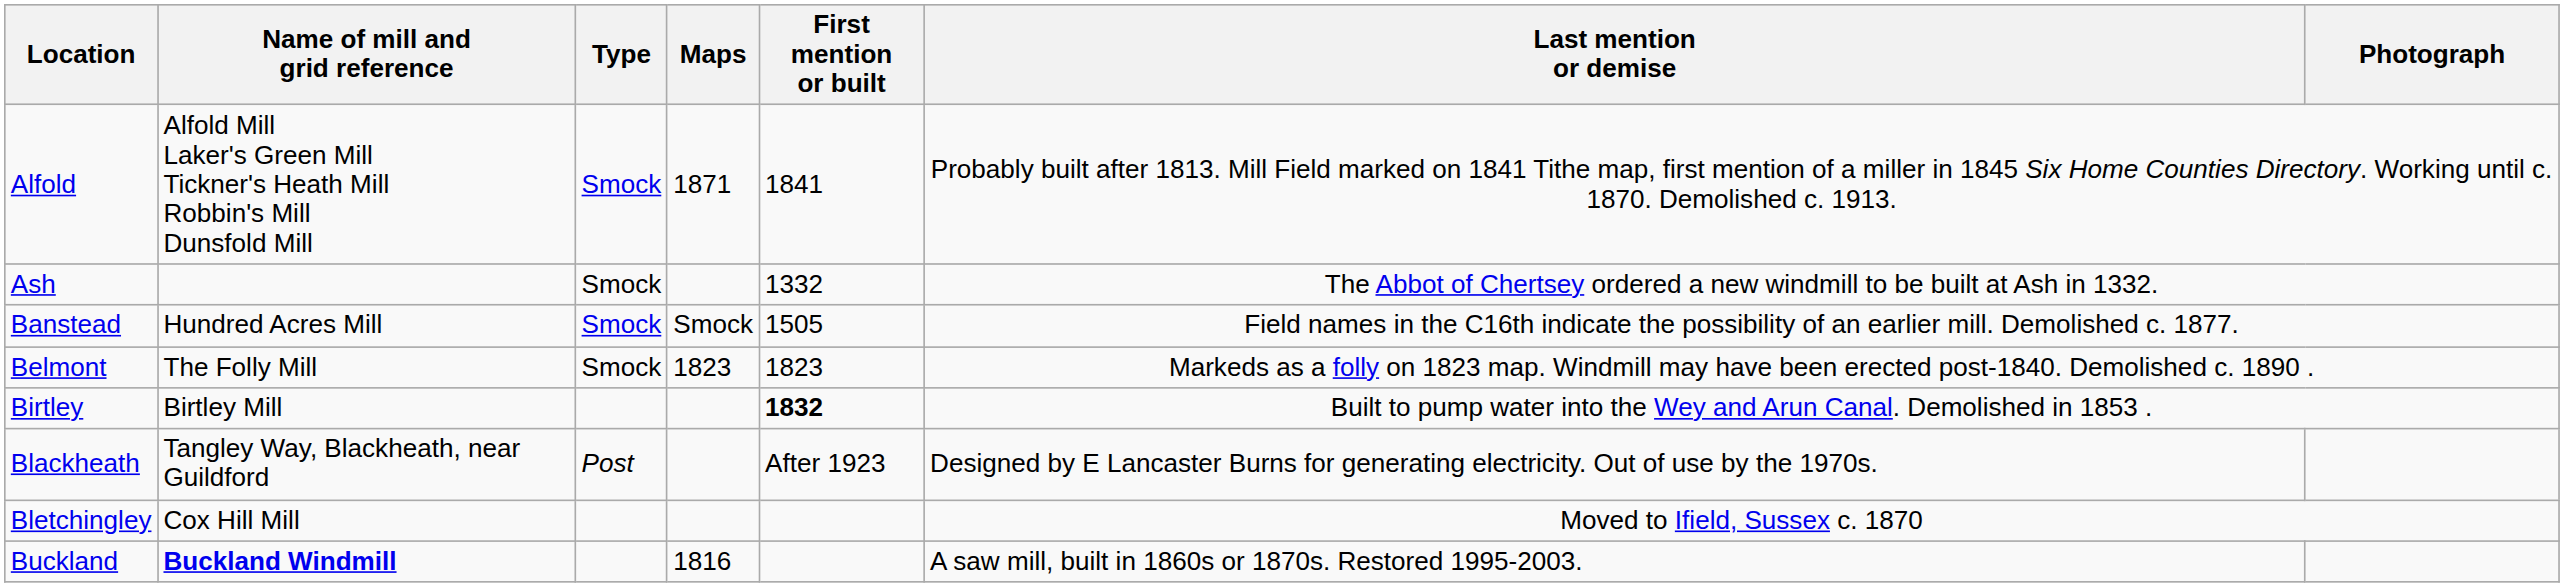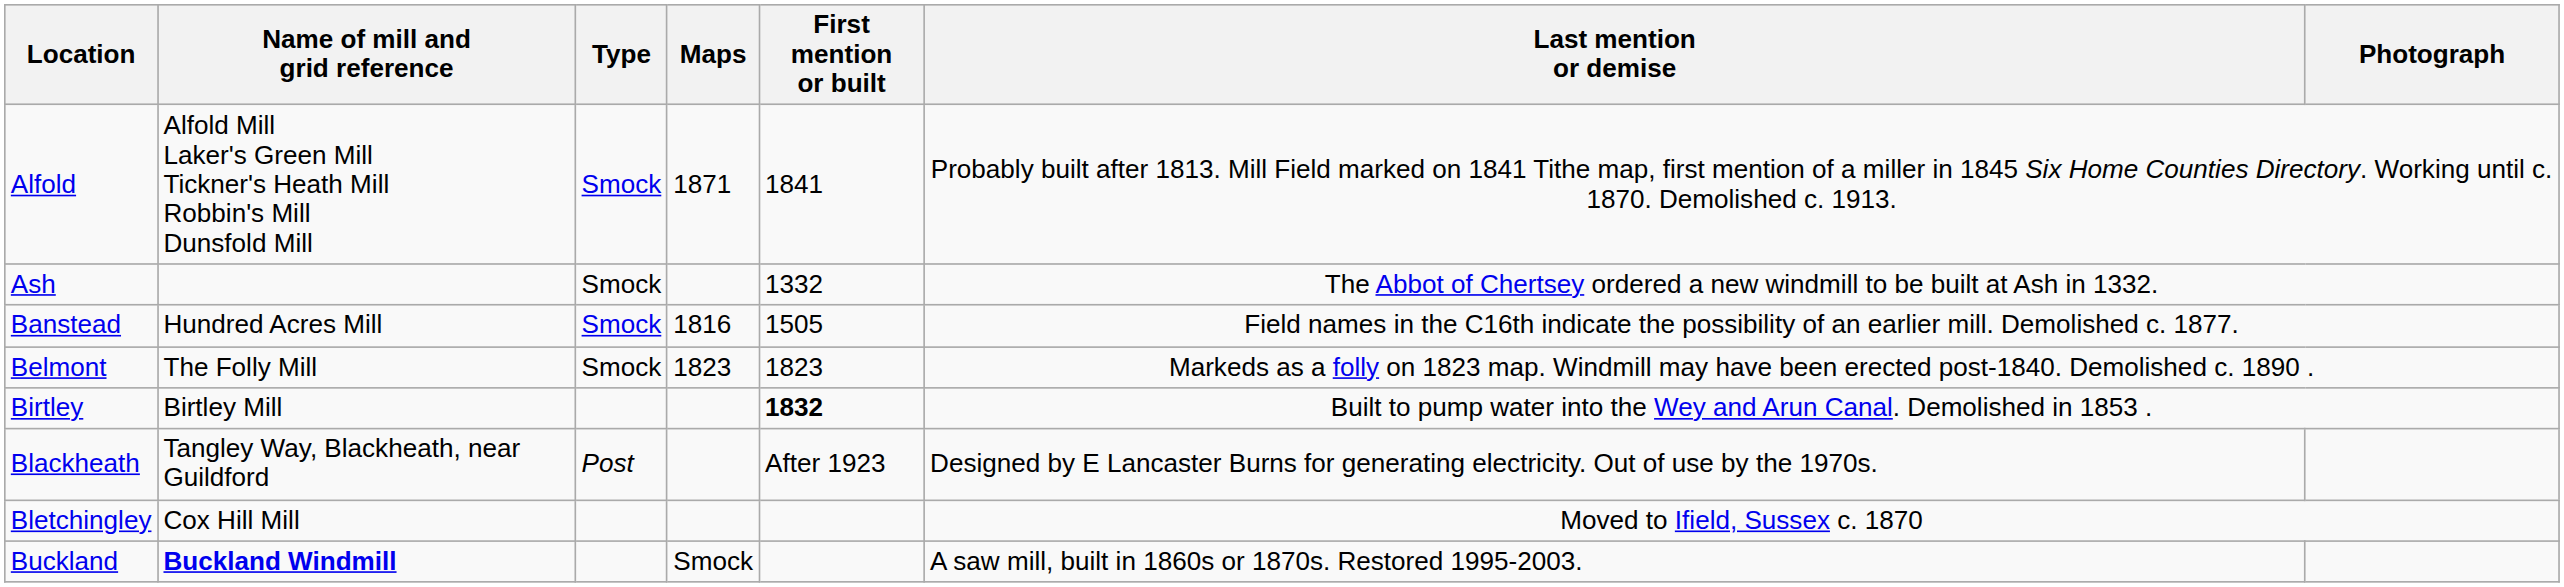(713, 325) Smock -> (702, 325) 1816
(702, 561) 1816 -> (713, 561) Smock
